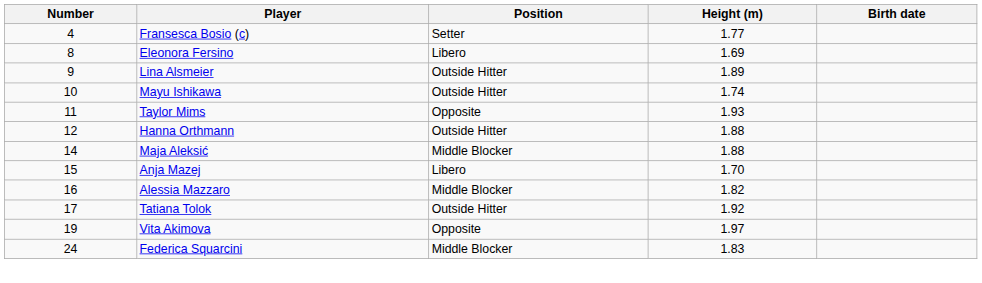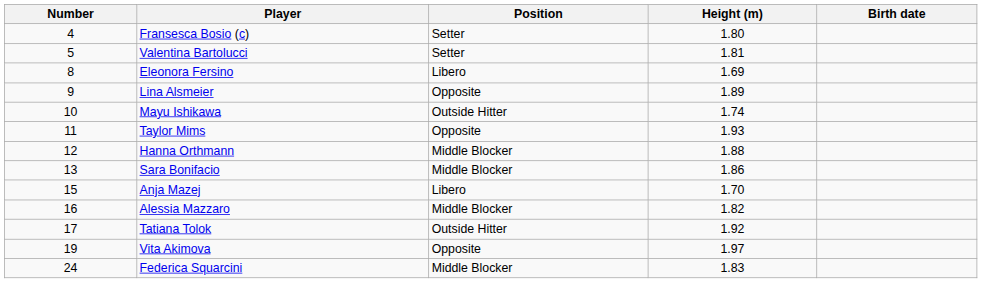(732, 33) 1.77 -> (732, 33) 1.80
+ row: (194, 53)
(469, 72) Outside Hitter -> (456, 92) Opposite
(469, 131) Outside Hitter -> (472, 151) Middle Blocker
+ row: (180, 170)
- row: (174, 151)
